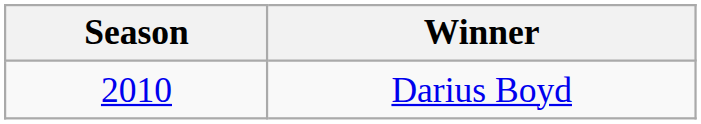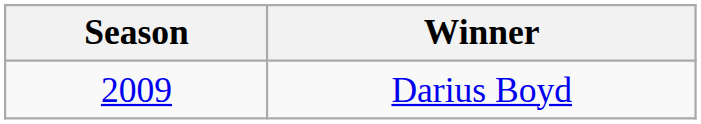(136, 88) 2010 -> (136, 88) 2009
